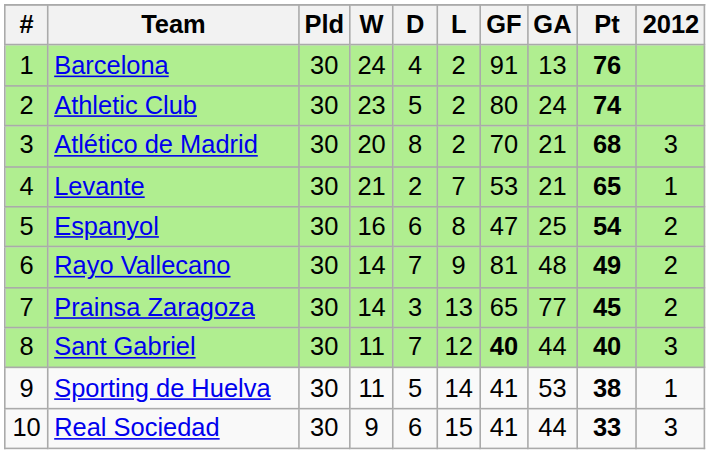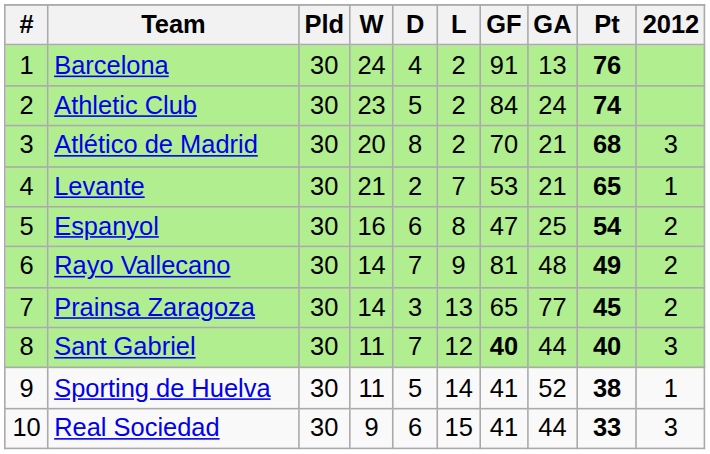(504, 105) 80 -> (504, 105) 84
(552, 387) 53 -> (552, 387) 52
